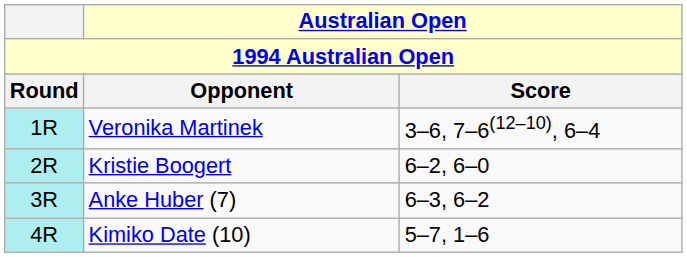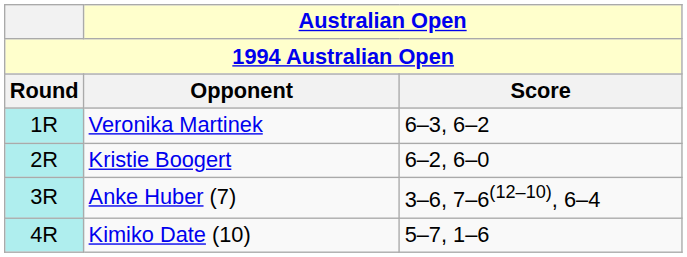(502, 128) 3–6, 7–6(12–10), 6–4 -> (447, 125) 6–3, 6–2
(447, 200) 6–3, 6–2 -> (502, 197) 3–6, 7–6(12–10), 6–4
